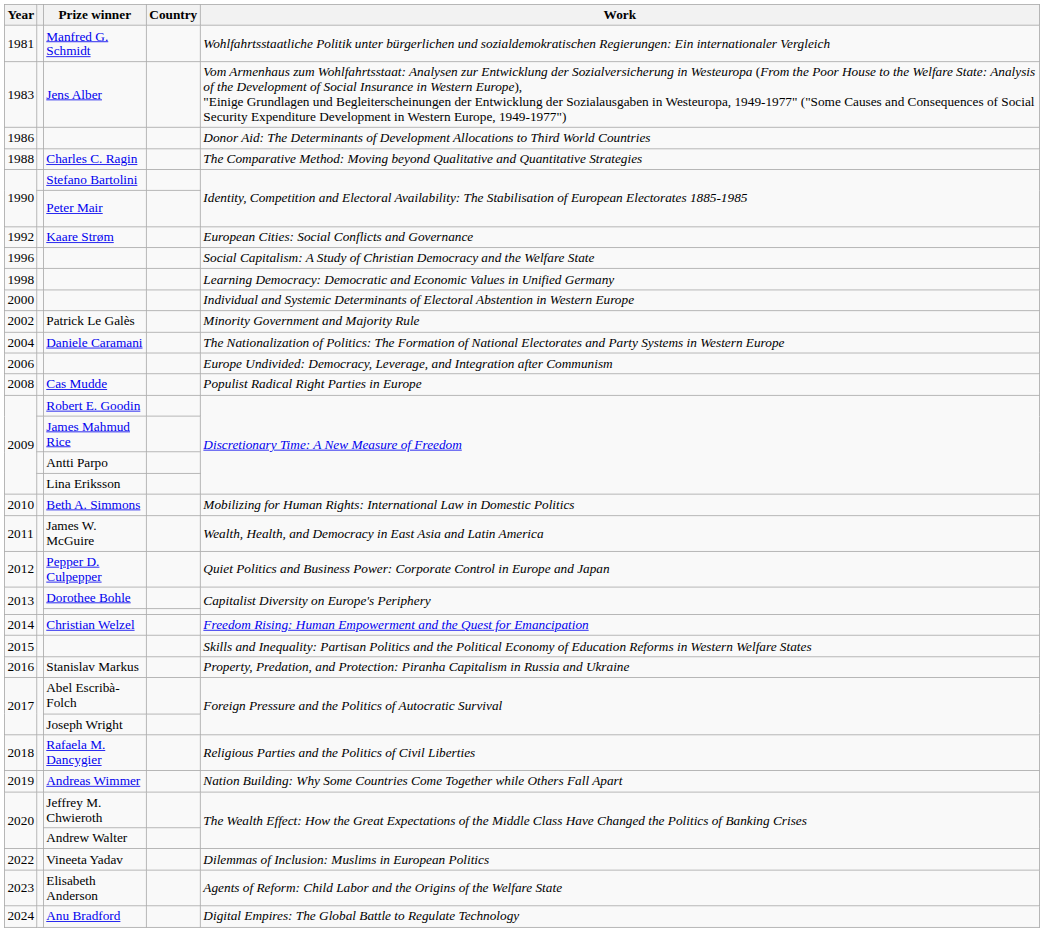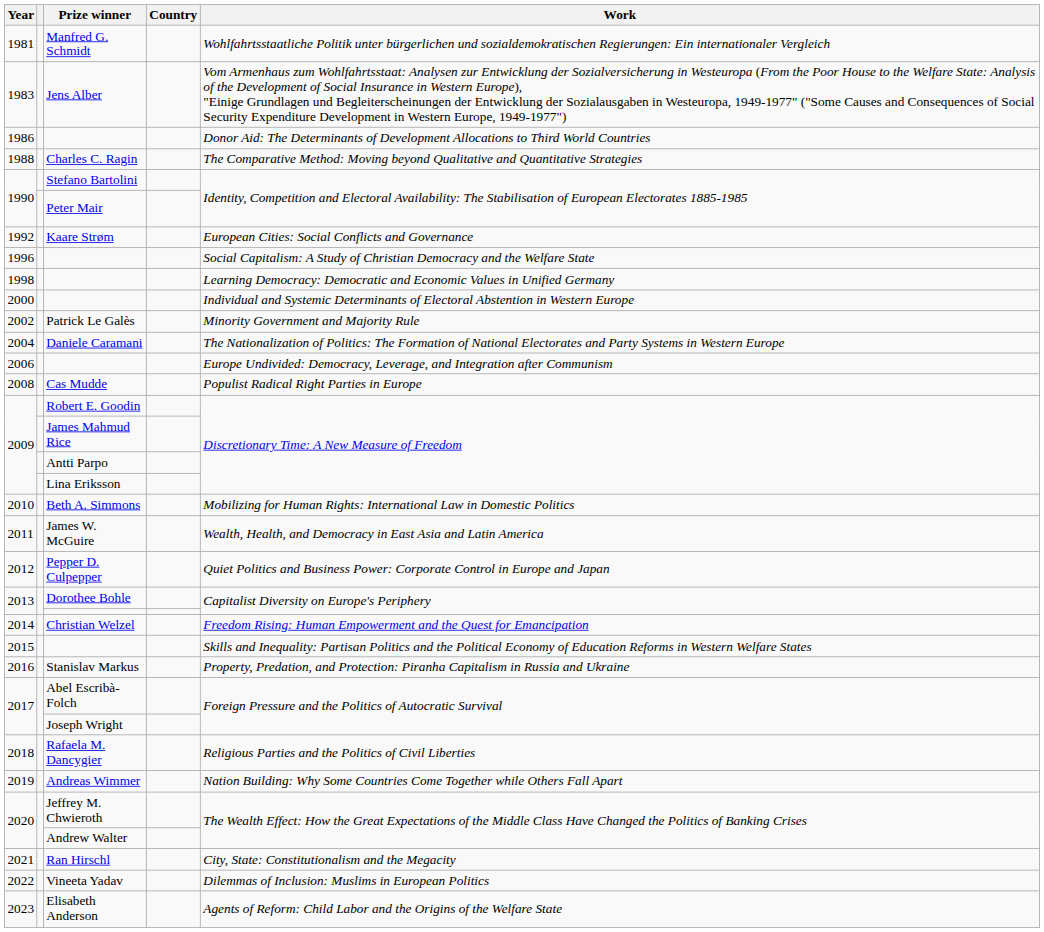+ row: (21, 859)
- row: (21, 916)
